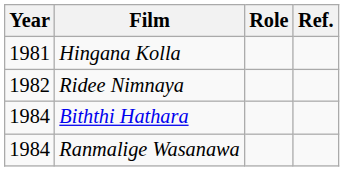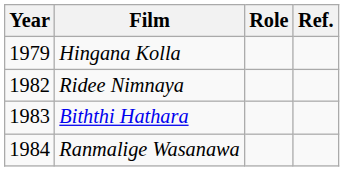(30, 52) 1981 -> (30, 52) 1979
(30, 117) 1984 -> (30, 117) 1983
